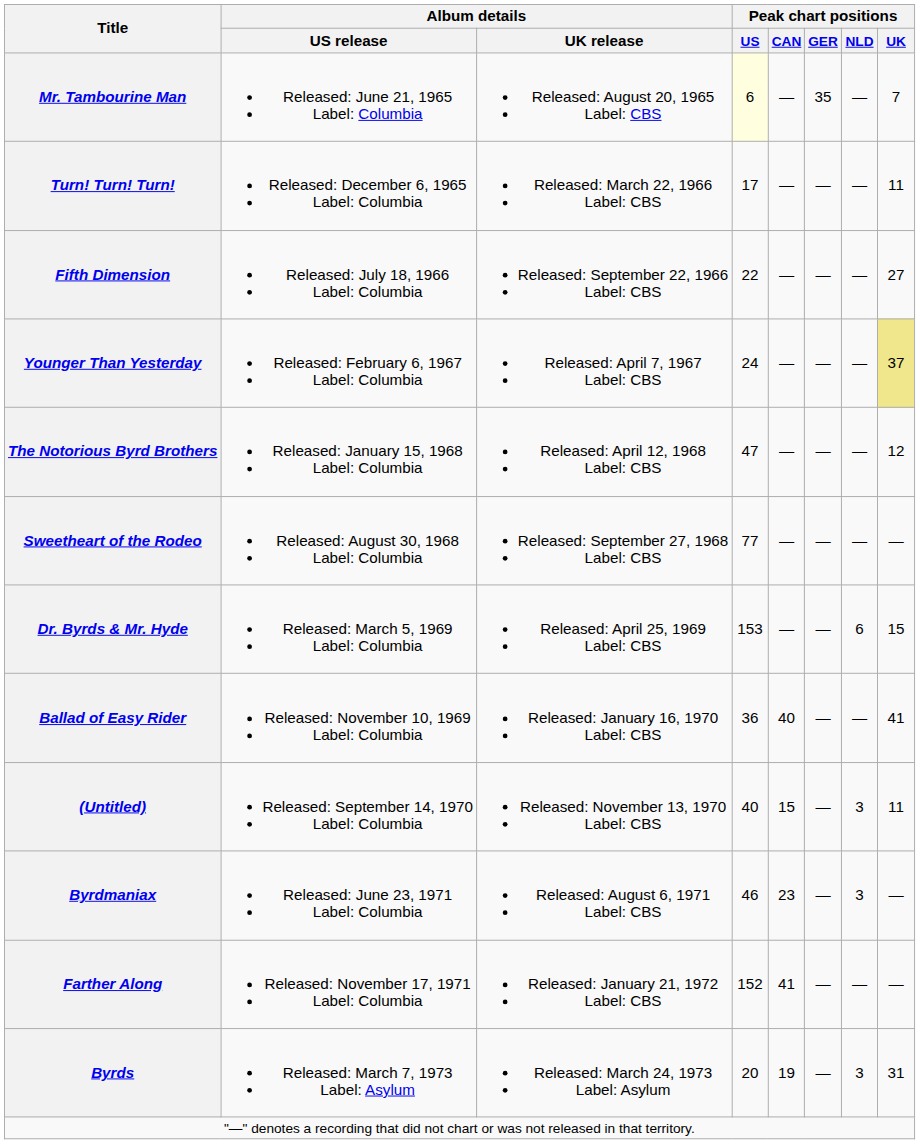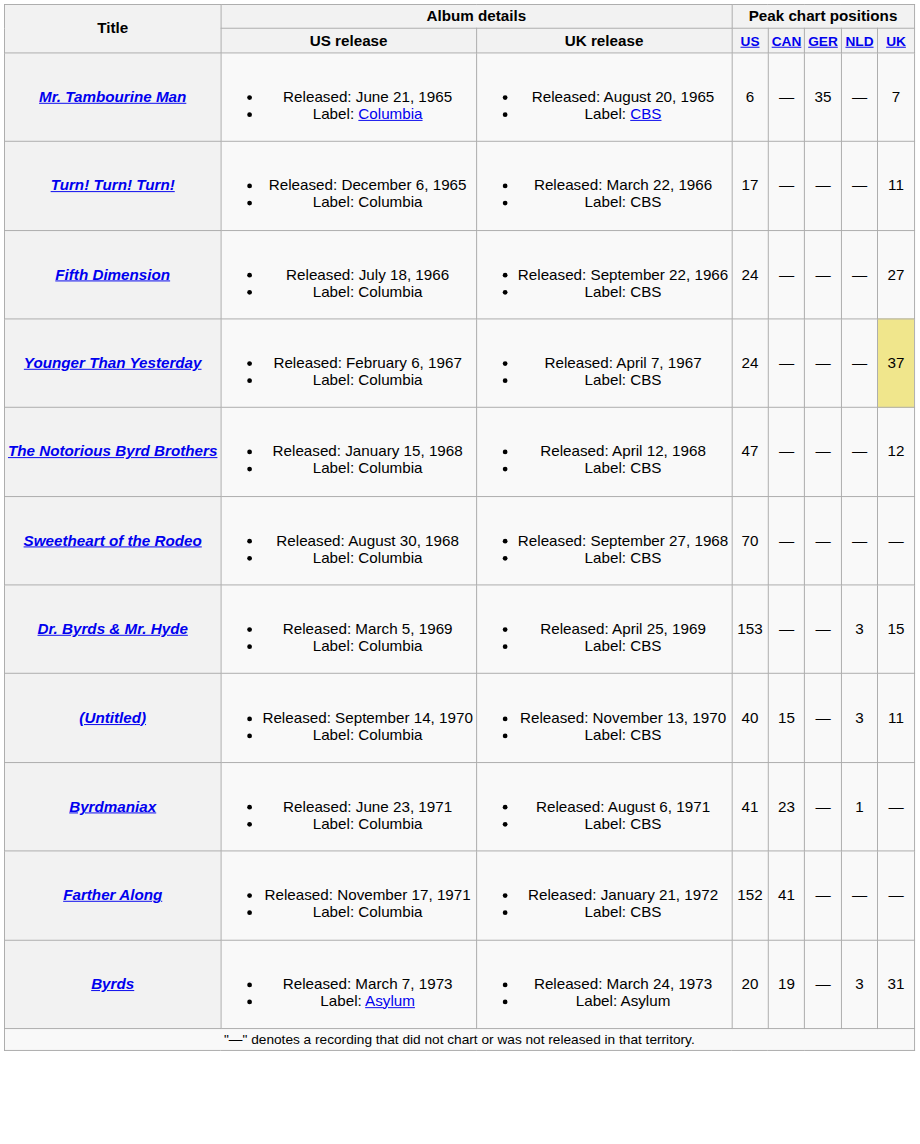(750, 97) lightyellow background -> (750, 97) no background
(750, 274) 22 -> (750, 274) 24
(750, 540) 77 -> (750, 540) 70
(860, 629) 6 -> (860, 629) 3
- row: (113, 718)
(750, 895) 46 -> (750, 806) 41
(860, 895) 3 -> (860, 806) 1
